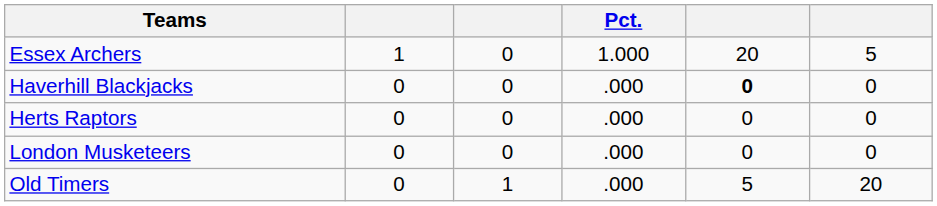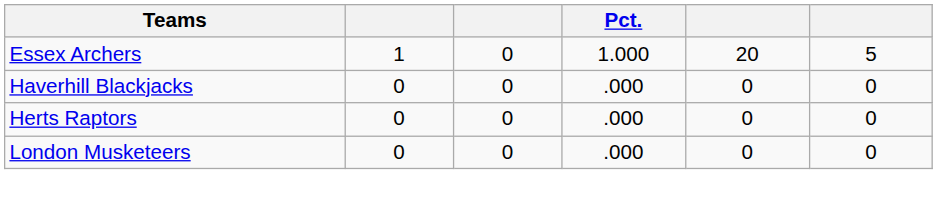(747, 86) bold -> (747, 86) normal
- row: (59, 184)
